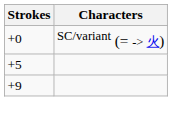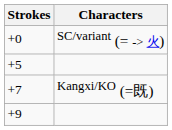+ row: (15, 89)
